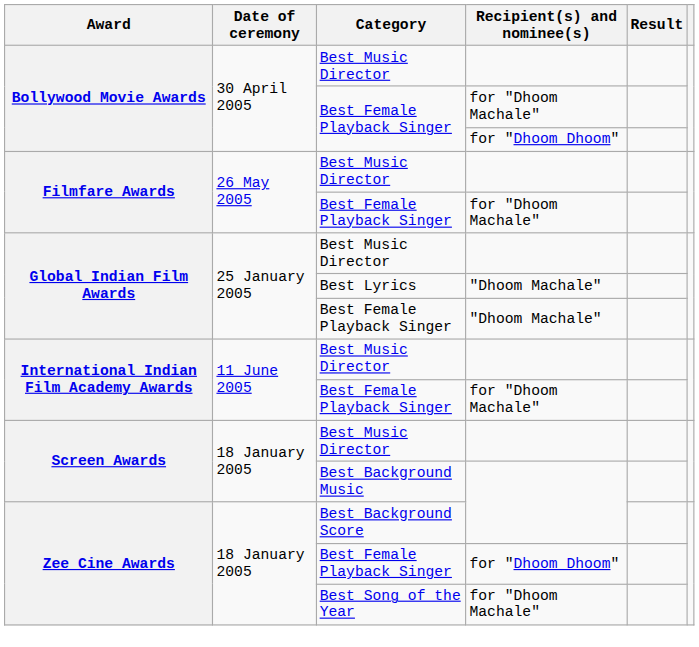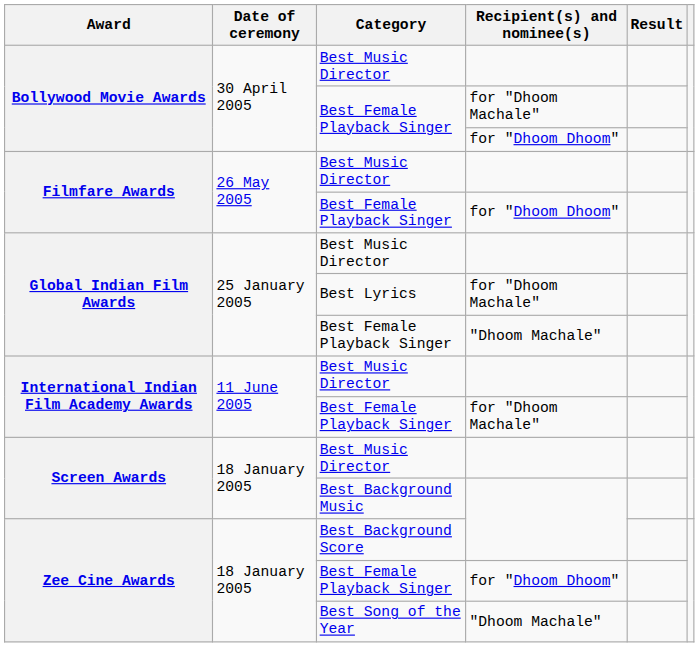(514, 213) for "Dhoom Machale" -> (544, 213) for "Dhoom Dhoom"
(536, 286) "Dhoom Machale" -> (514, 294) for "Dhoom Machale"
(514, 604) for "Dhoom Machale" -> (536, 621) "Dhoom Machale"
